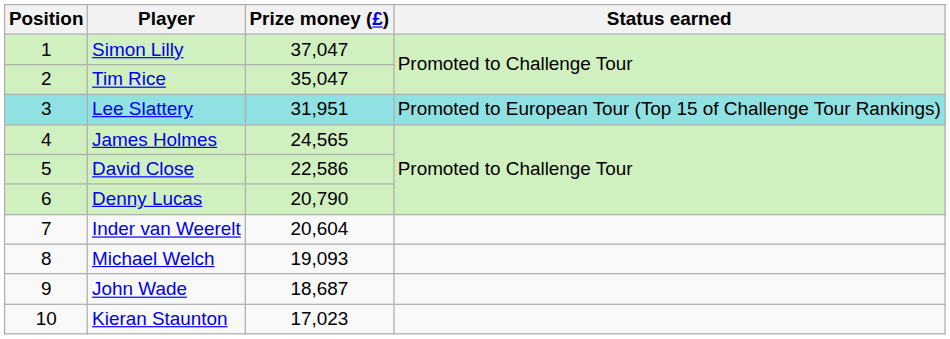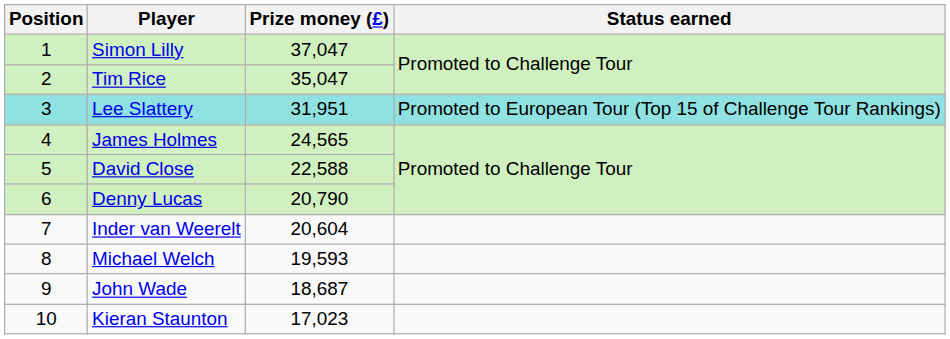(319, 169) 22,586 -> (319, 169) 22,588
(319, 259) 19,093 -> (319, 259) 19,593
